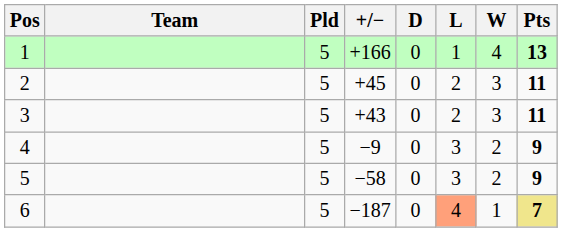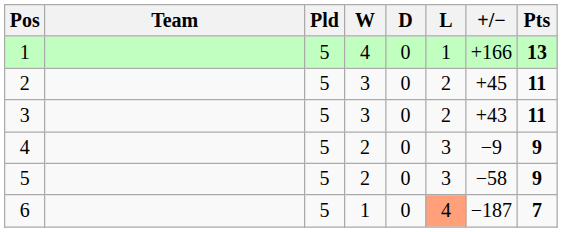columns swapped: (496, 20) <-> (370, 20)
(537, 210) khaki background -> (537, 210) no background
